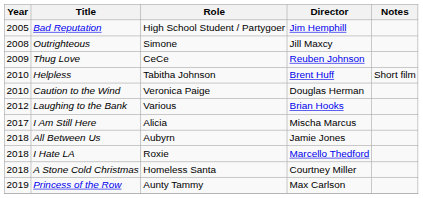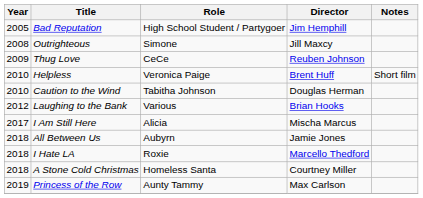(179, 75) Tabitha Johnson -> (177, 75) Veronica Paige
(177, 91) Veronica Paige -> (179, 91) Tabitha Johnson
